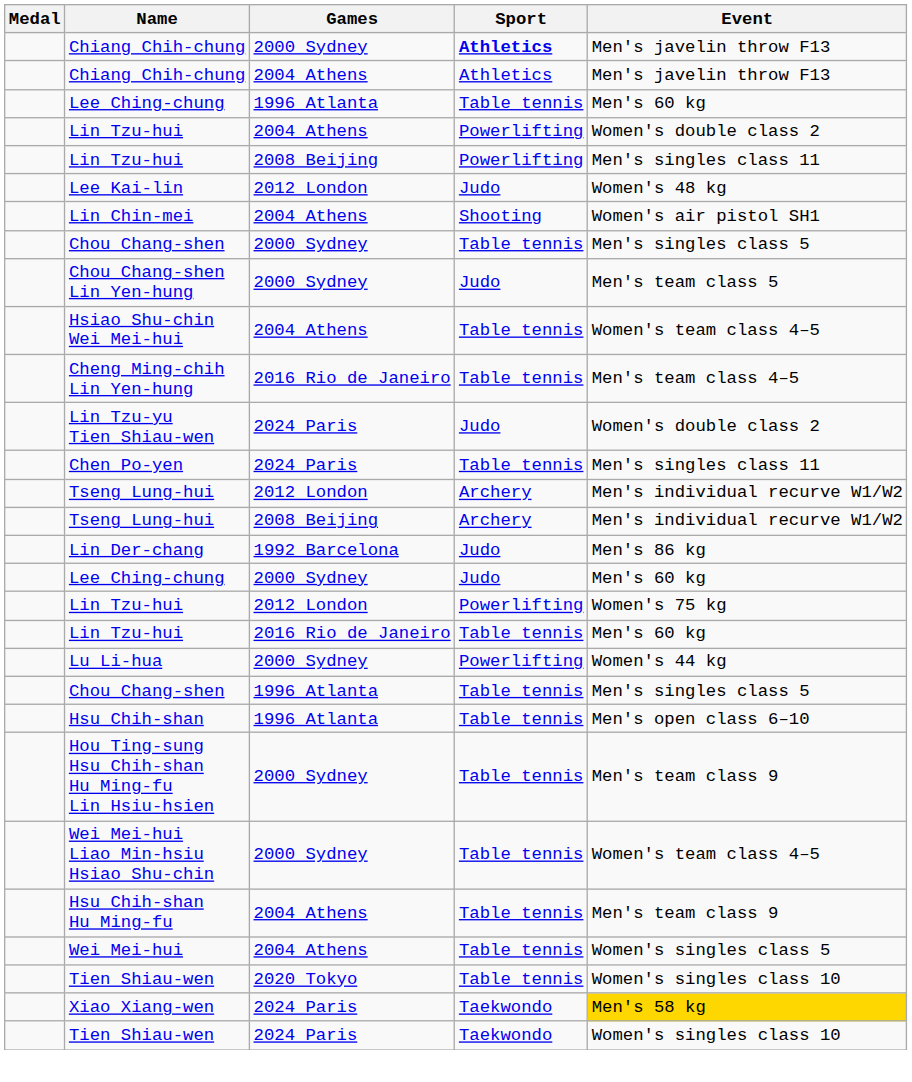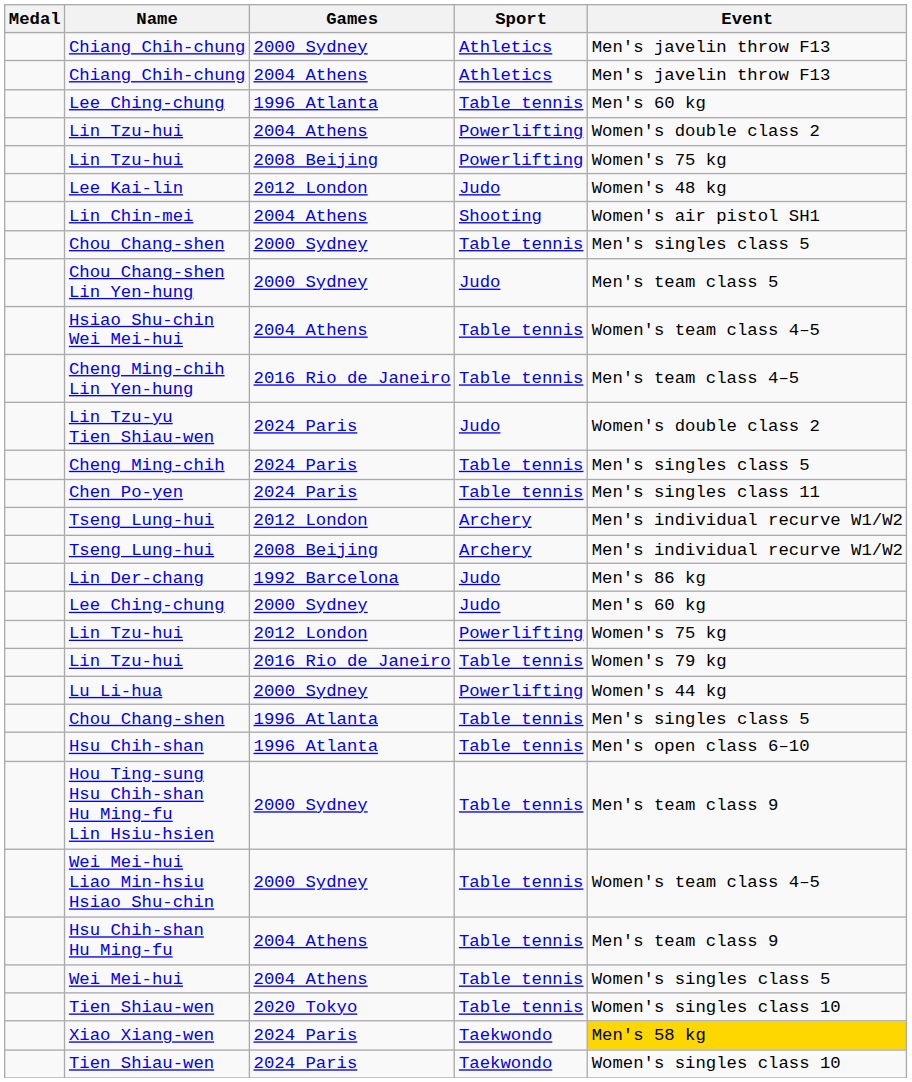(506, 47) bold -> (506, 47) normal
(706, 160) Men's singles class 11 -> (659, 160) Women's 75 kg
+ row: (147, 465)
(649, 634) Men's 60 kg -> (659, 662) Women's 79 kg
